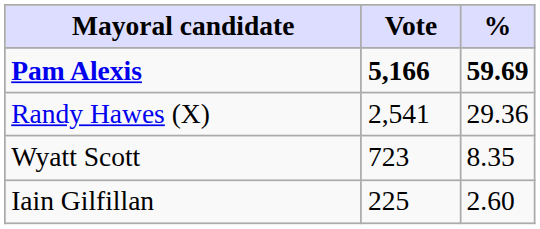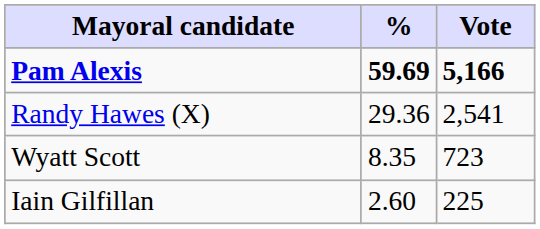columns swapped: (411, 26) <-> (498, 26)
